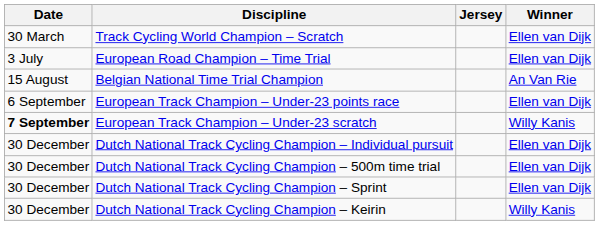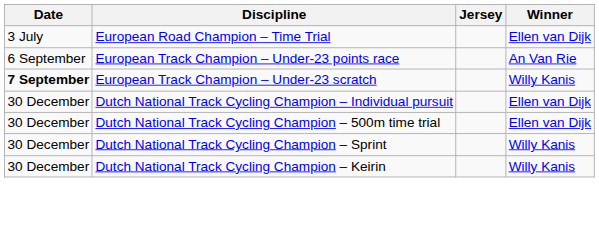- row: (219, 36)
- row: (209, 79)
(550, 101) Ellen van Dijk -> (543, 58) An Van Rie
(550, 187) Ellen van Dijk -> (542, 144) Willy Kanis
